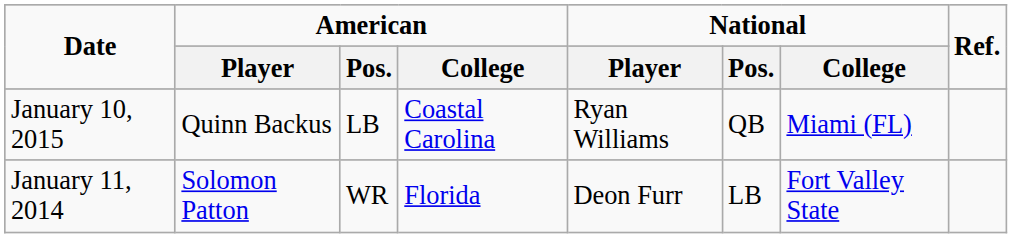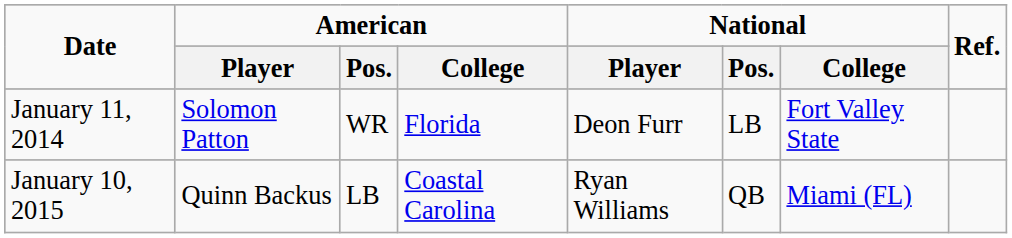rows swapped: (71, 195) <-> (72, 124)
